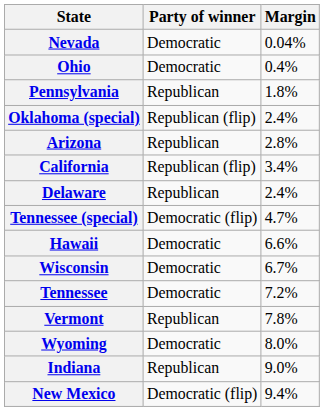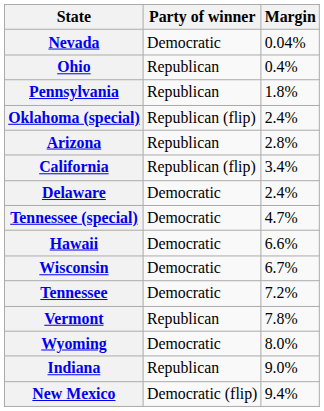(184, 67) Democratic -> (183, 67) Republican
(183, 192) Republican -> (184, 192) Democratic
(202, 218) Democratic (flip) -> (184, 218) Democratic
